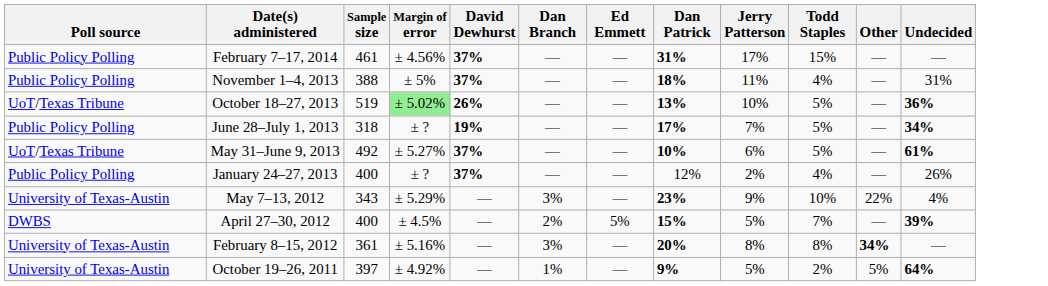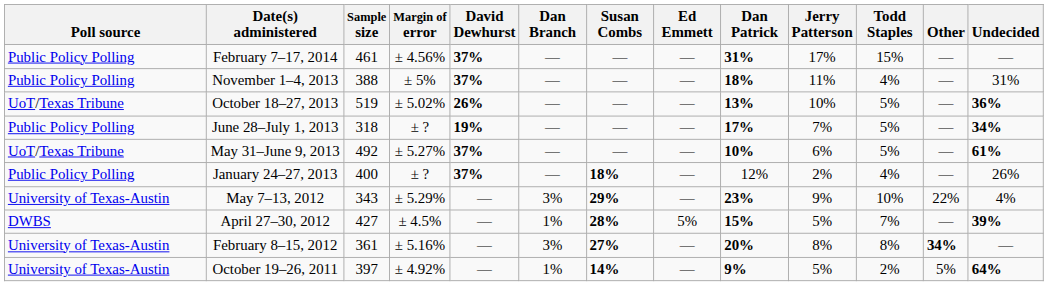+ column: (620, 24)
(420, 103) lightgreen background -> (420, 103) no background
(367, 221) 400 -> (367, 221) 427
(553, 221) 2% -> (553, 221) 1%
